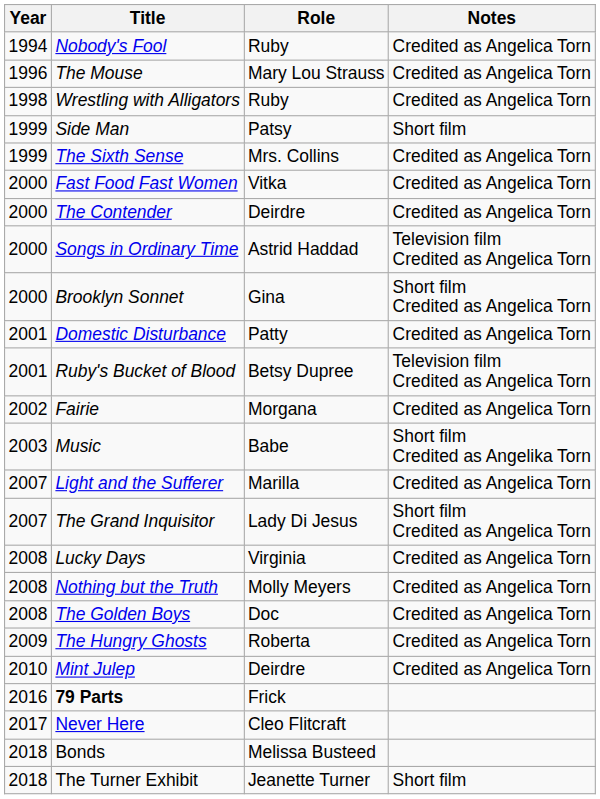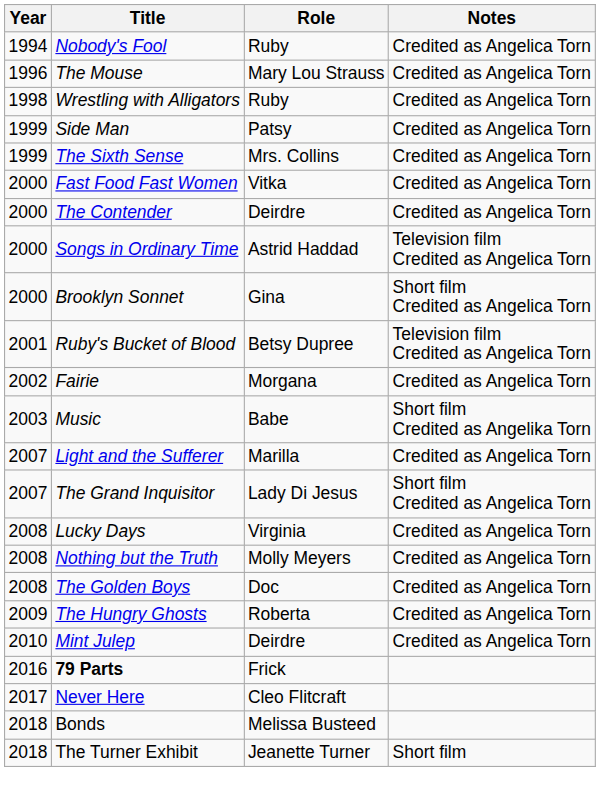(429, 128) Short film -> (492, 128) Credited as Angelica Torn
- row: (141, 334)
